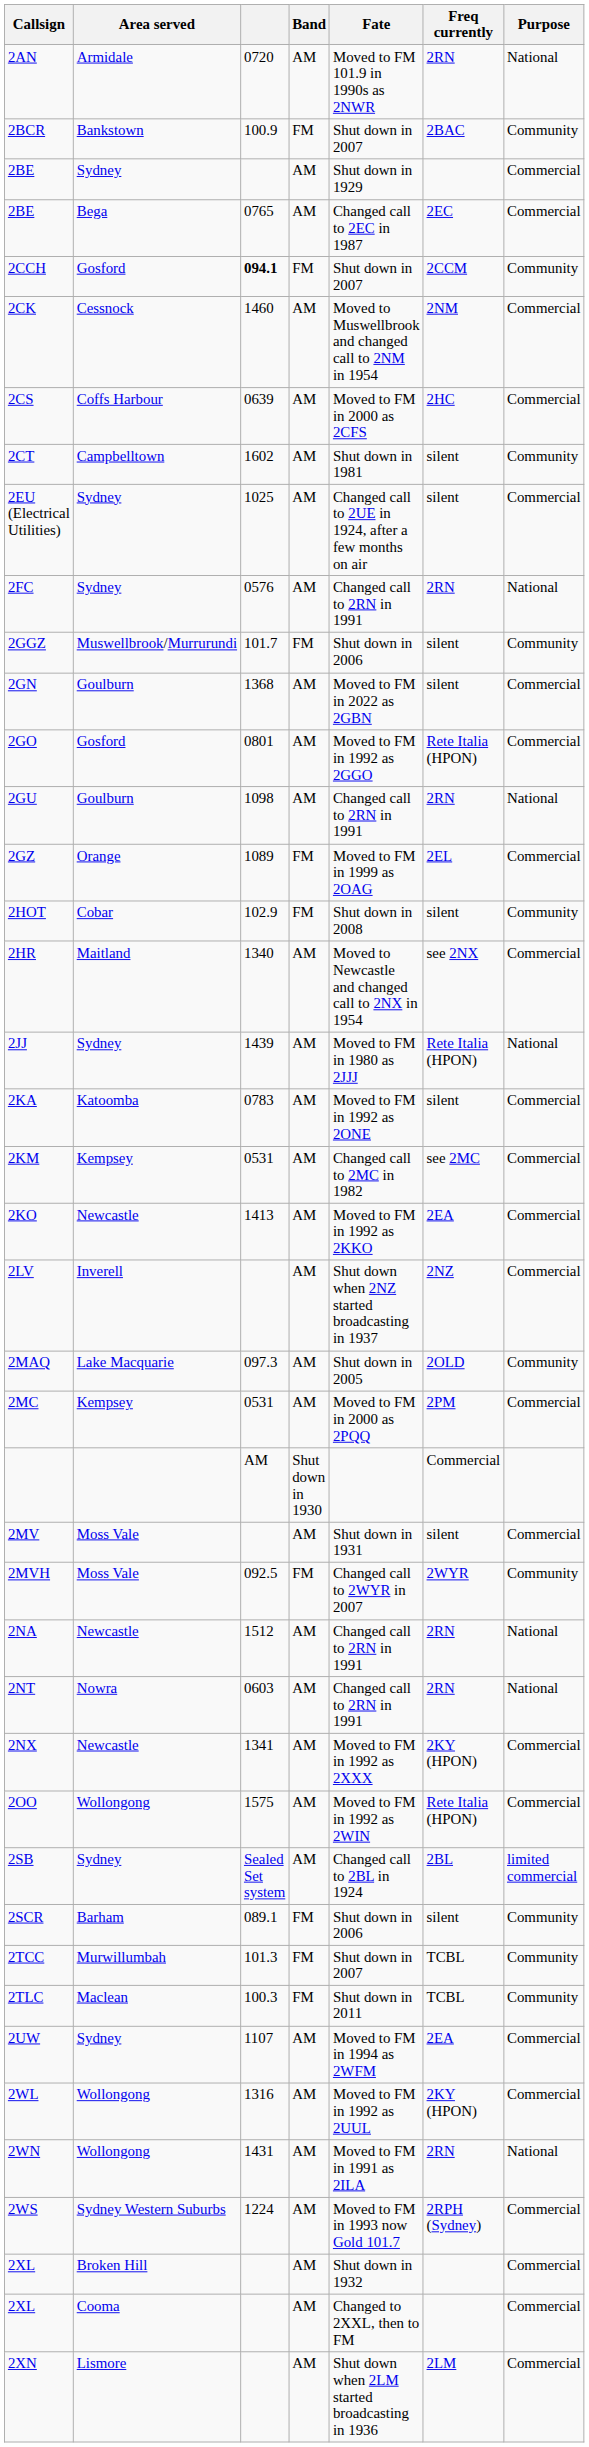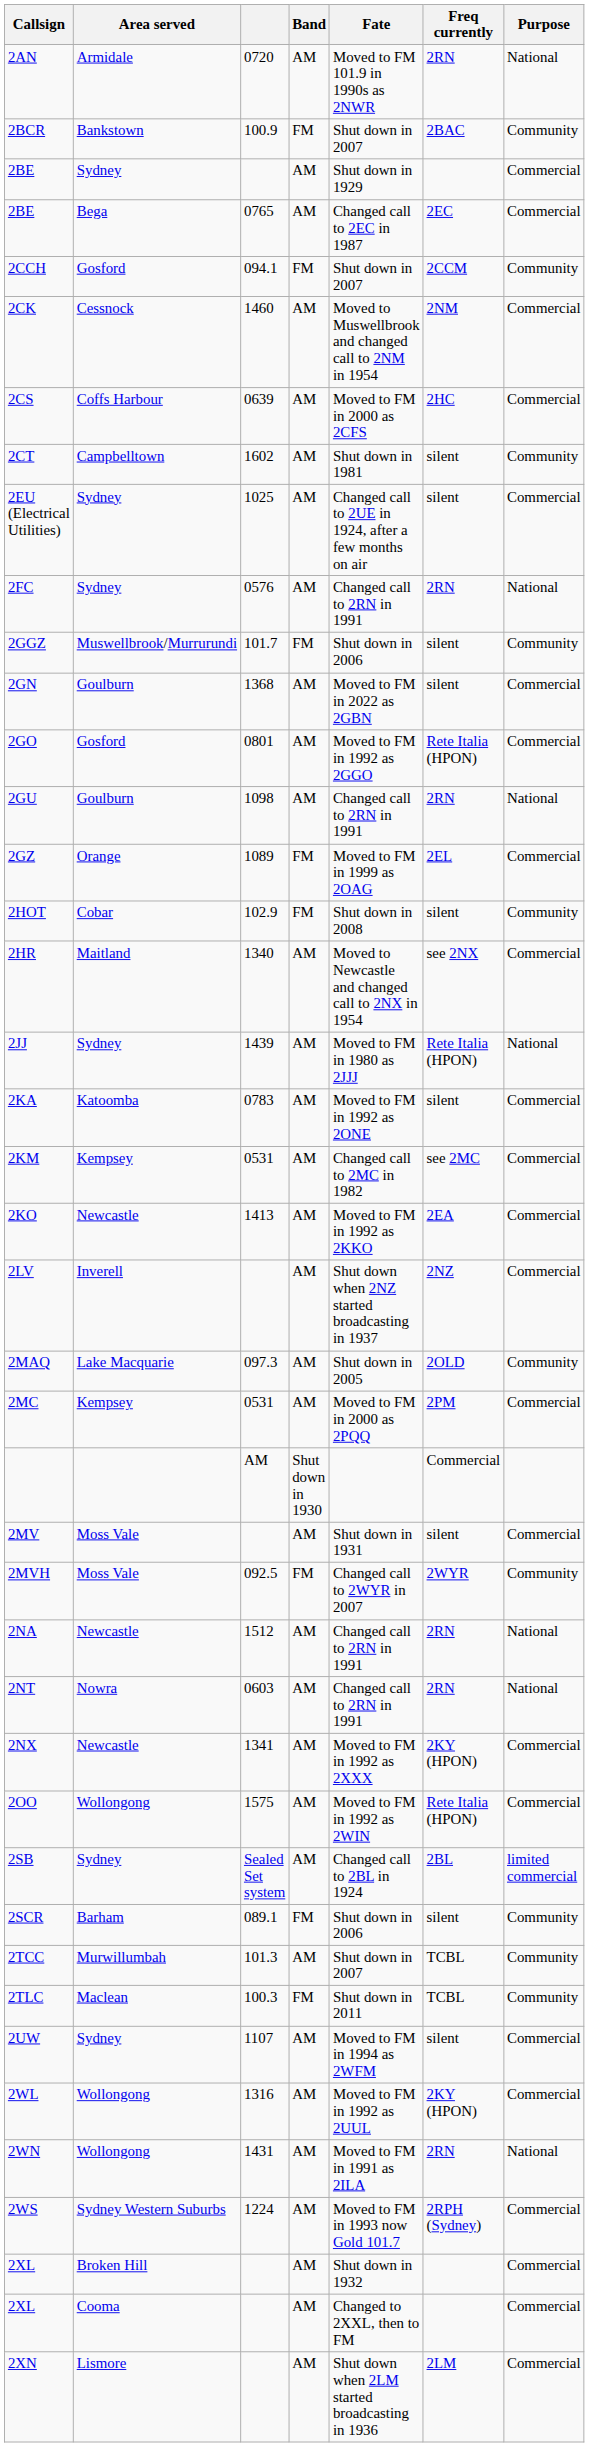(261, 268) bold -> (261, 268) normal
(303, 1956) FM -> (304, 1956) AM
(440, 2037) 2EA -> (443, 2037) silent
